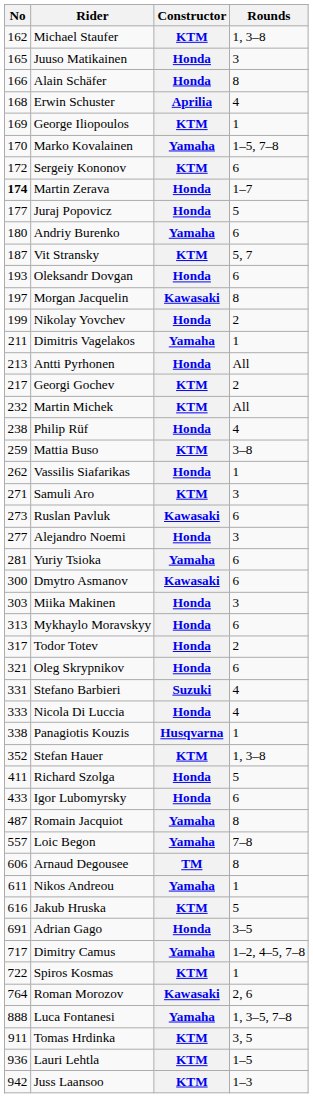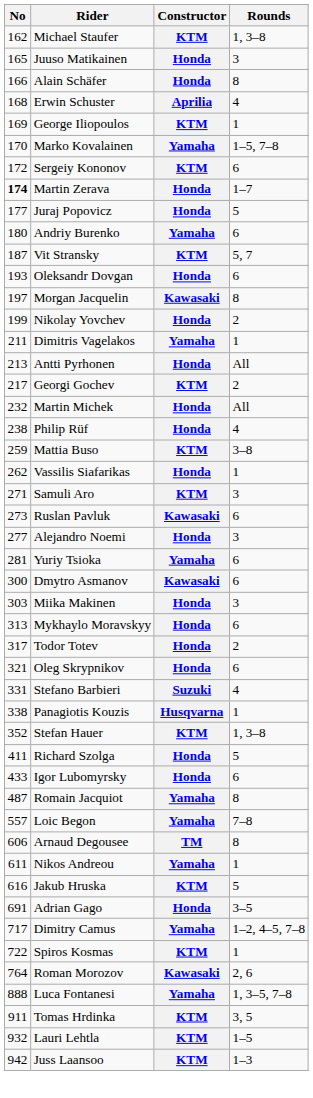(192, 406) KTM -> (192, 406) Honda
- row: (79, 711)
(17, 1059) 936 -> (17, 1037) 932
